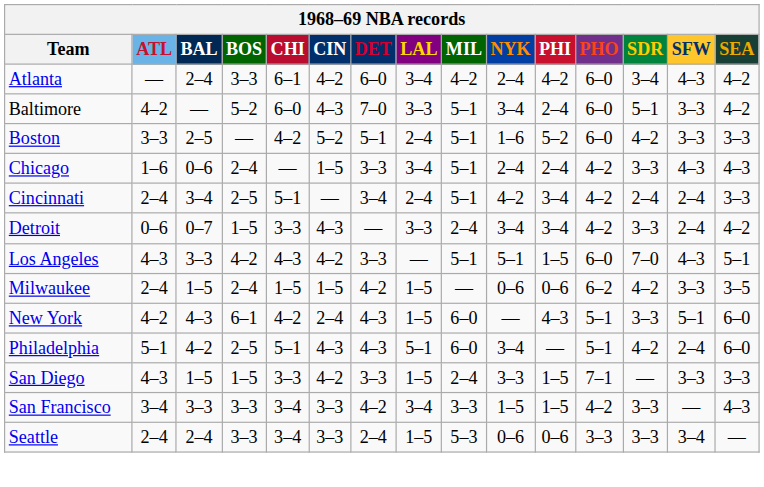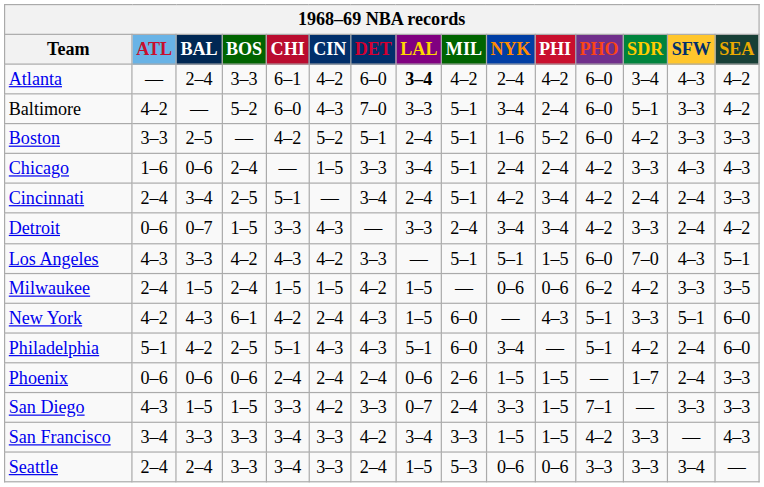(419, 79) normal -> (419, 79) bold
+ row: (38, 377)
(419, 377) 1–5 -> (419, 407) 0–7
